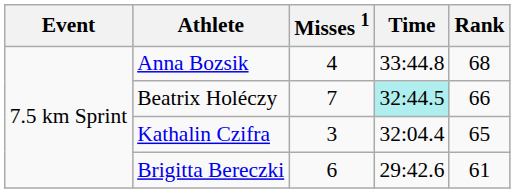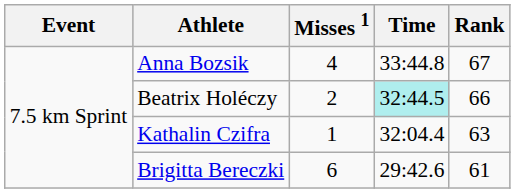(479, 63) 68 -> (479, 63) 67
(332, 99) 7 -> (332, 99) 2
(332, 134) 3 -> (332, 134) 1
(479, 134) 65 -> (479, 134) 63
